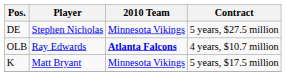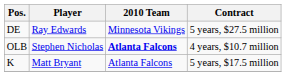(68, 29) Stephen Nicholas -> (59, 29) Ray Edwards
(59, 46) Ray Edwards -> (68, 46) Stephen Nicholas
(146, 63) Minnesota Vikings -> (140, 63) Atlanta Falcons
